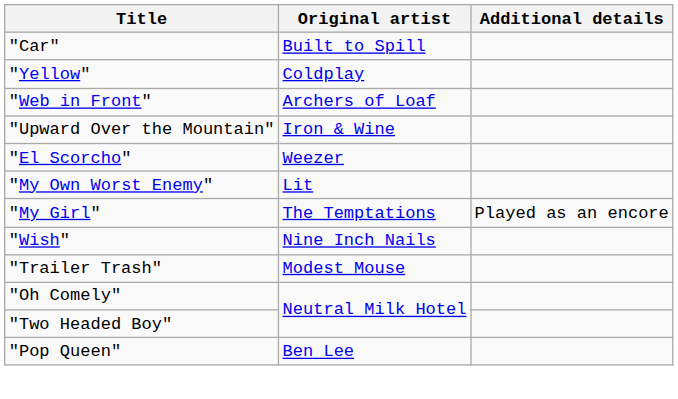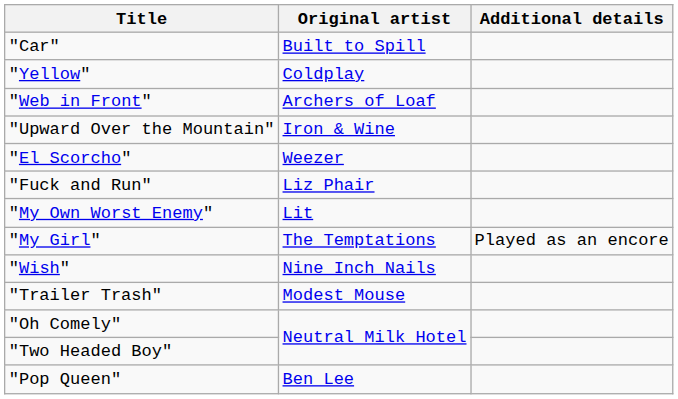+ row: (80, 185)
